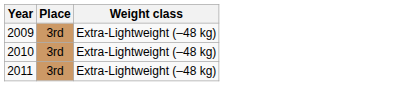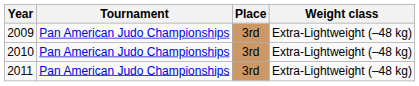+ column: (134, 14)
